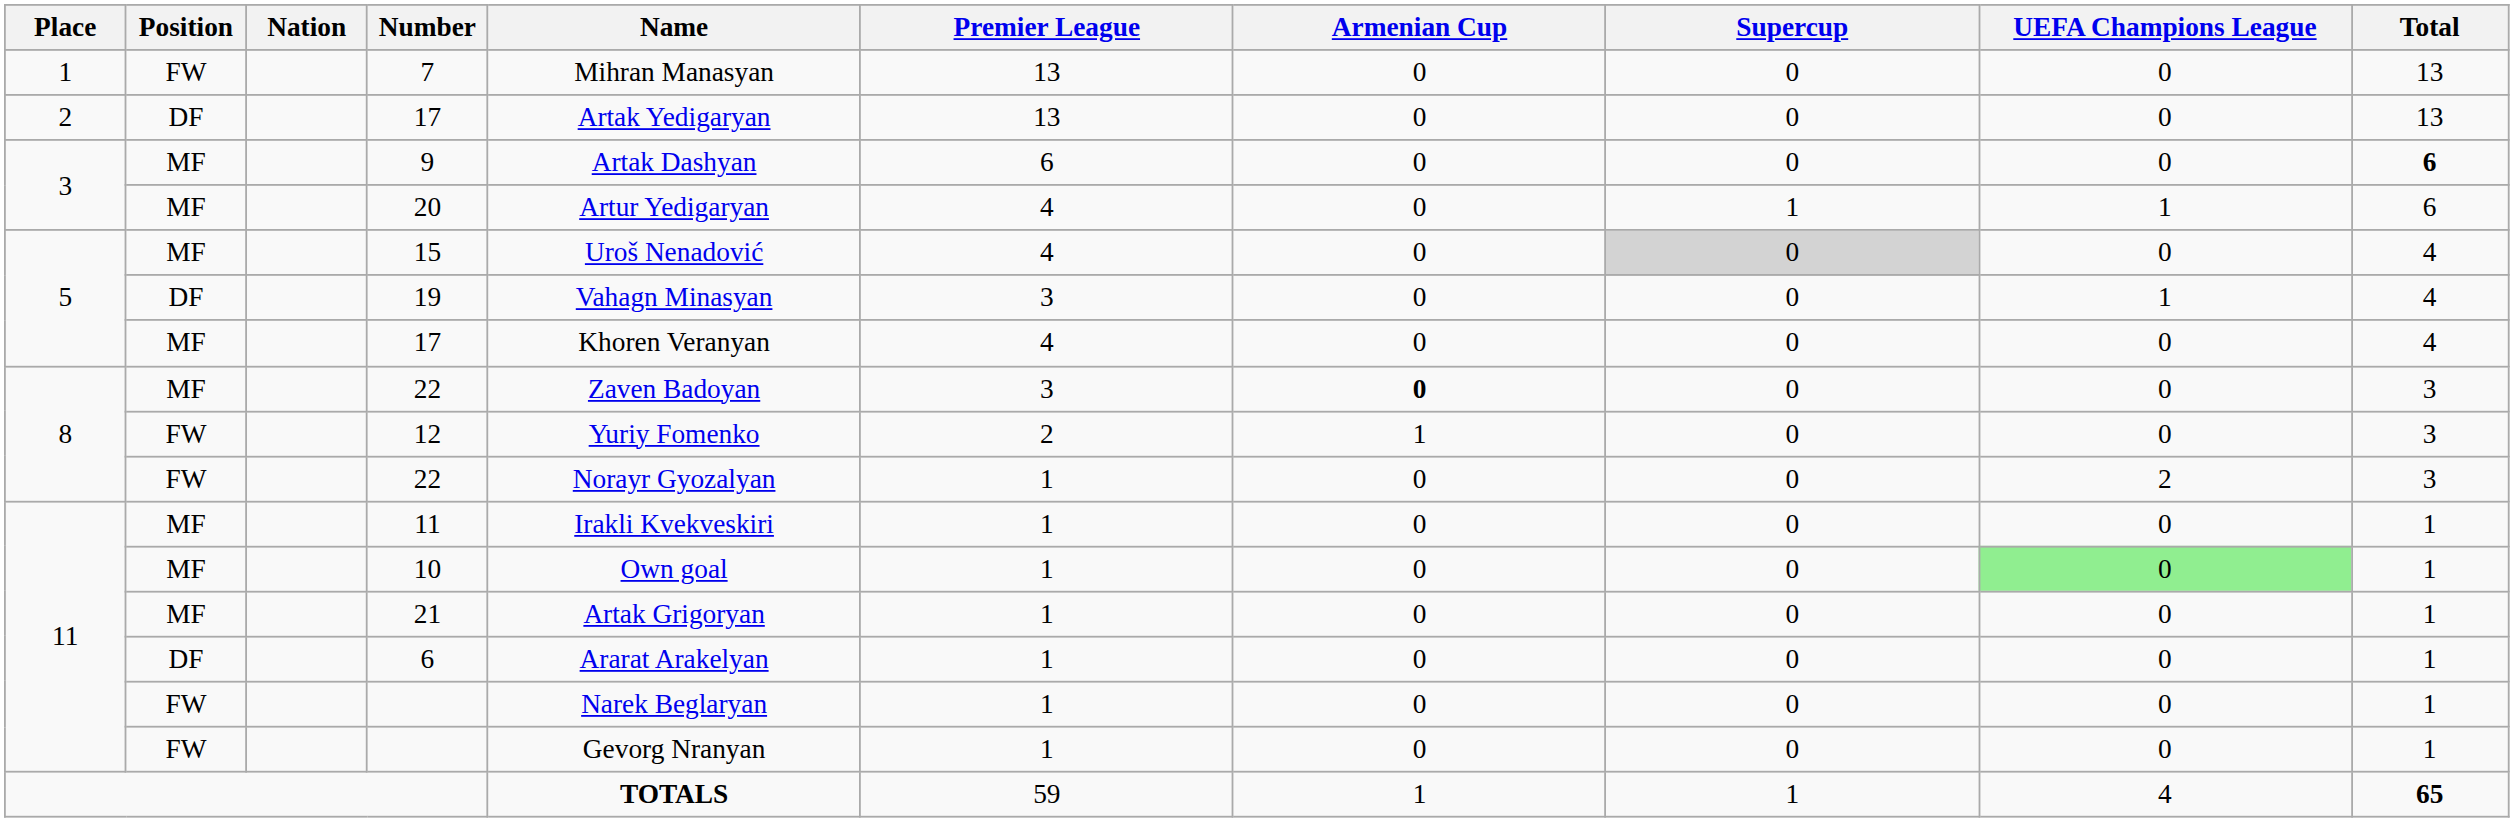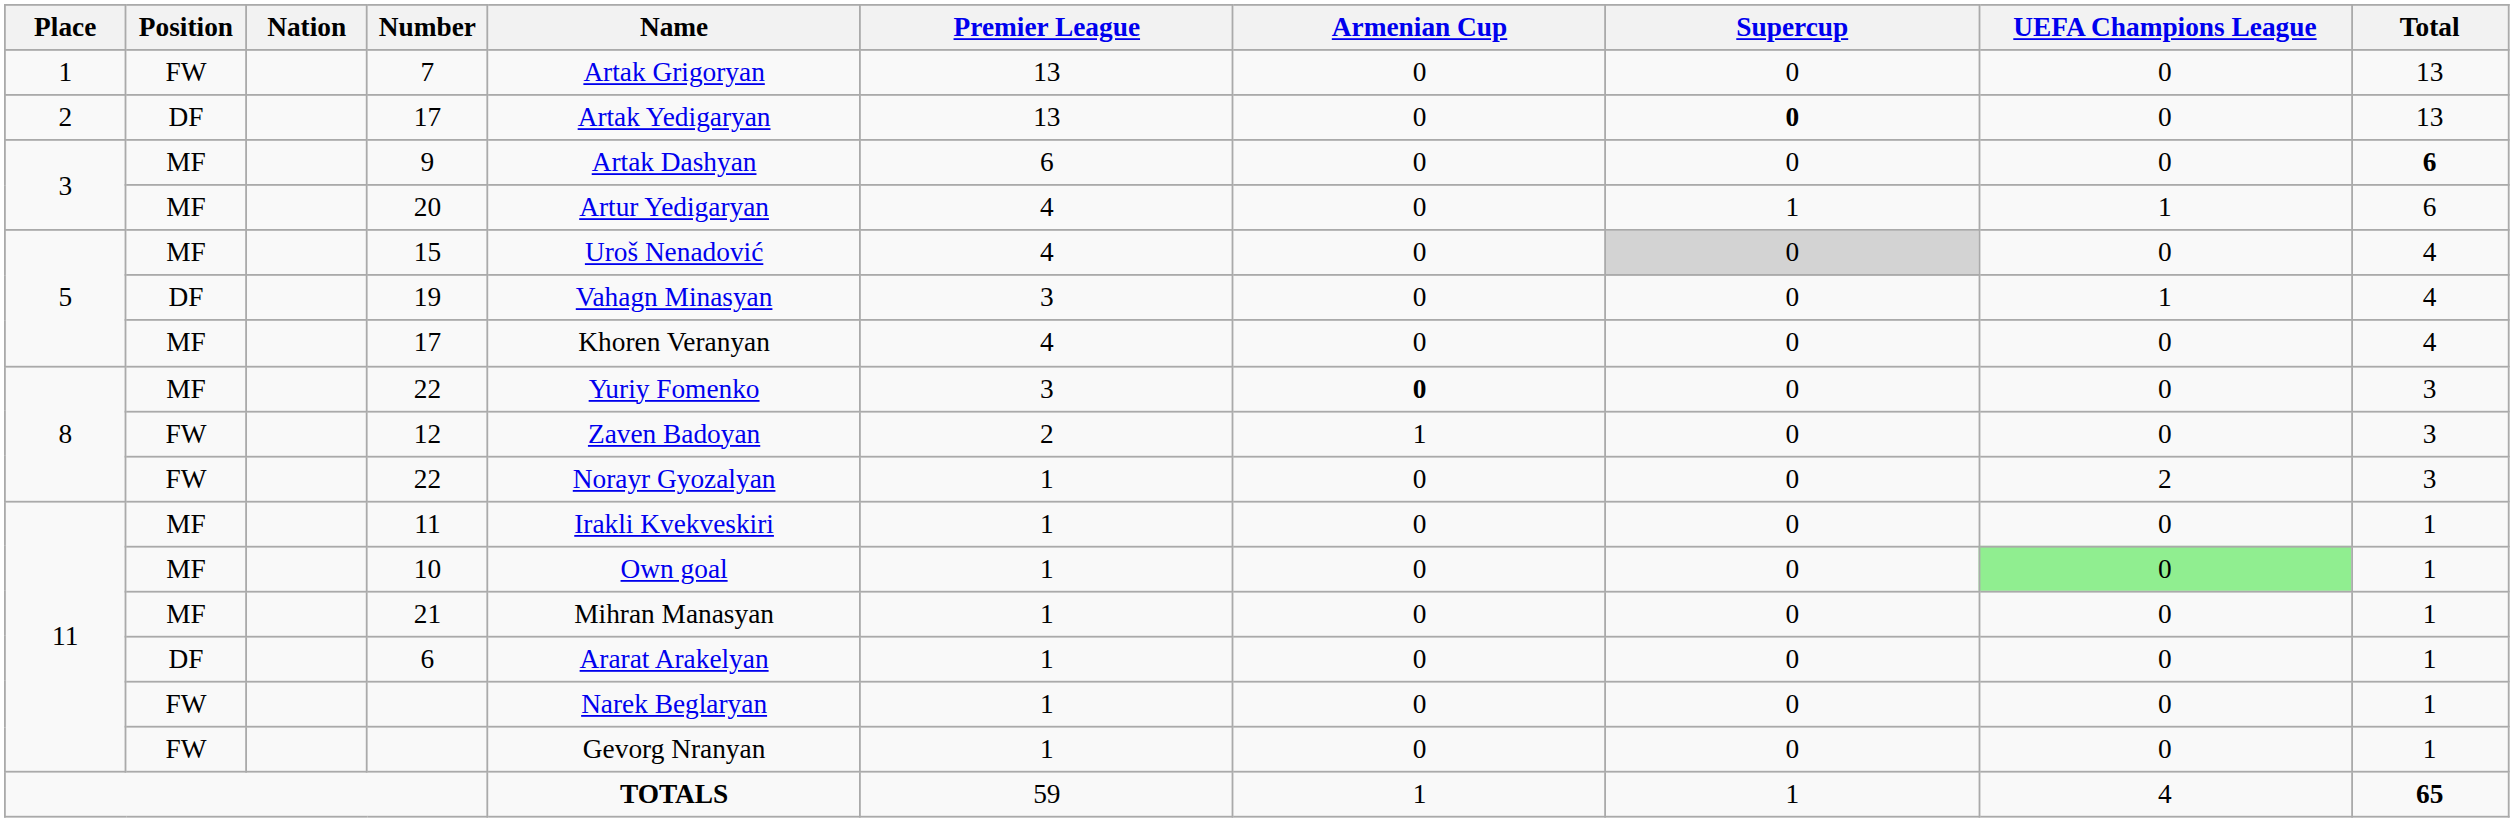(674, 72) Mihran Manasyan -> (674, 72) Artak Grigoryan
(1792, 117) normal -> (1792, 117) bold
(674, 388) Zaven Badoyan -> (674, 388) Yuriy Fomenko
(674, 433) Yuriy Fomenko -> (674, 433) Zaven Badoyan
(674, 613) Artak Grigoryan -> (674, 613) Mihran Manasyan
